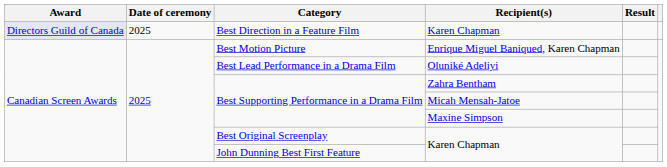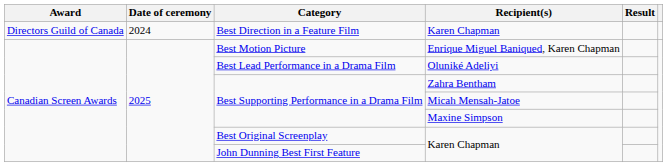(65, 30) lavender background -> (65, 30) no background
(140, 30) 2025 -> (140, 30) 2024
